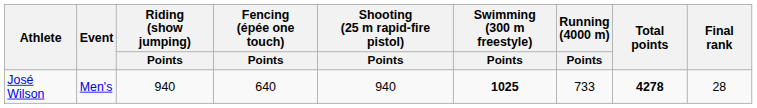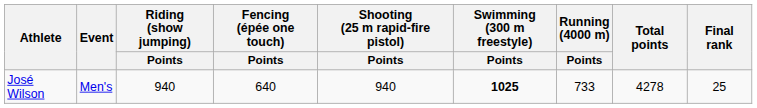(650, 87) bold -> (650, 87) normal
(719, 87) 28 -> (719, 87) 25
